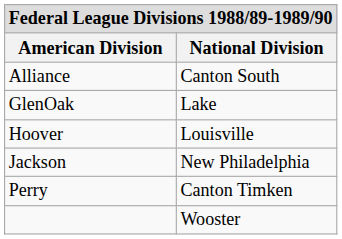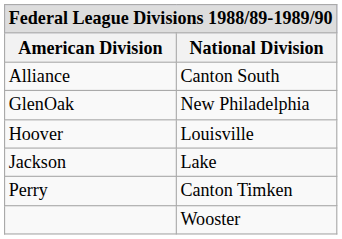(199, 104) Lake -> (245, 104) New Philadelphia
(245, 162) New Philadelphia -> (199, 162) Lake
